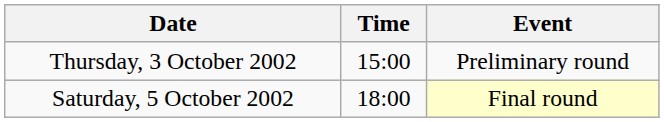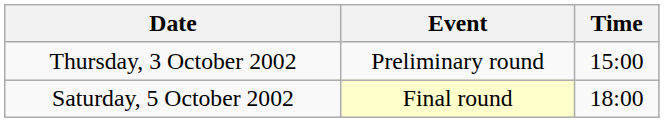columns swapped: (384, 23) <-> (543, 23)
